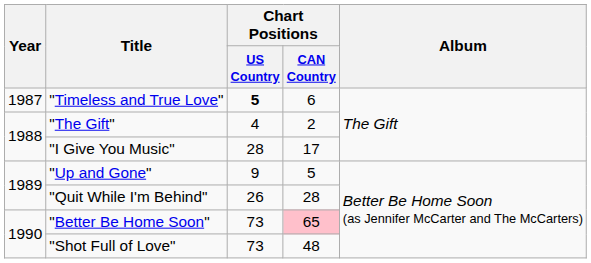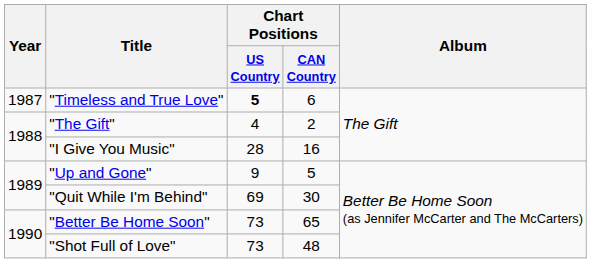(311, 148) 17 -> (311, 148) 16
(255, 197) 26 -> (255, 197) 69
(311, 197) 28 -> (311, 197) 30
(311, 221) pink background -> (311, 221) no background
